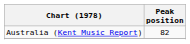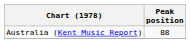(165, 32) 82 -> (165, 32) 88
